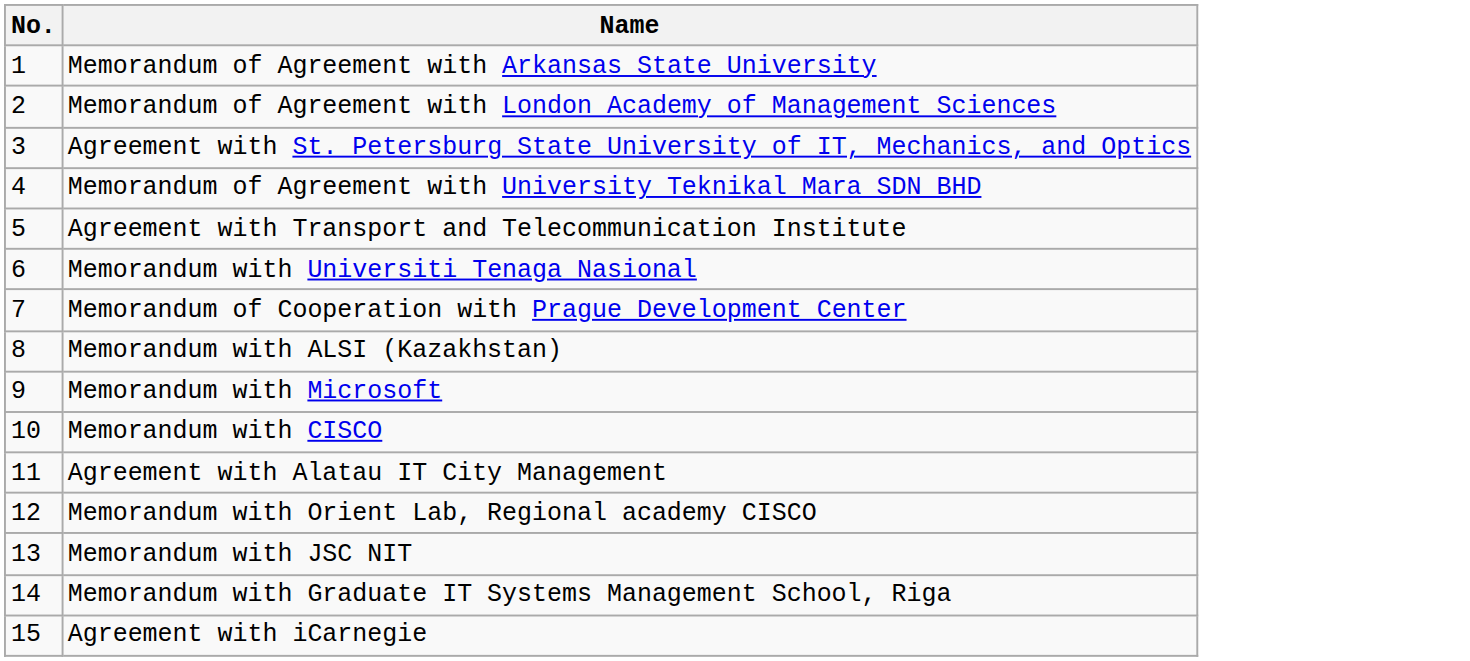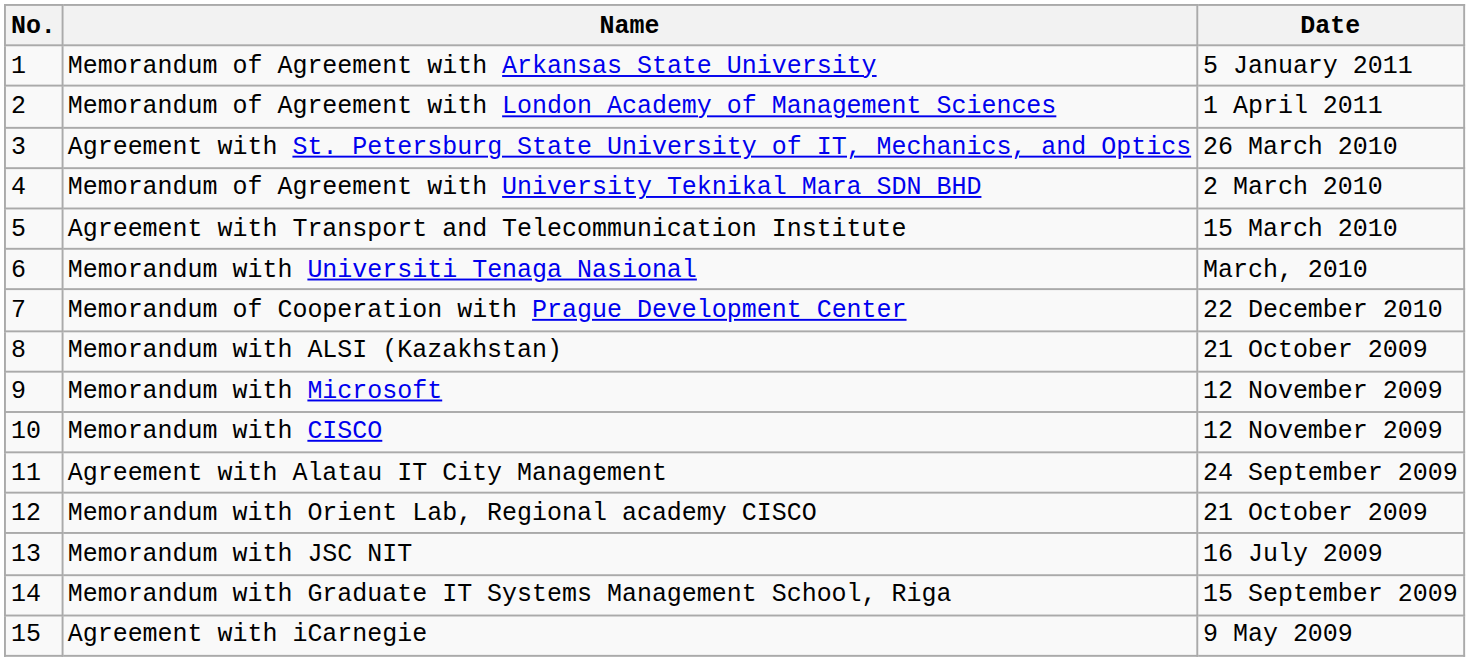+ column: (1330, 25)
